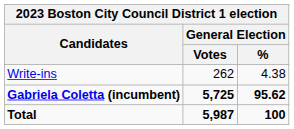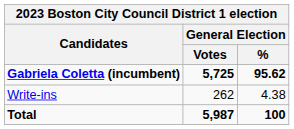rows swapped: (94, 94) <-> (32, 74)
